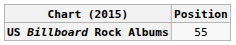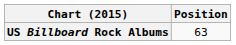(201, 32) 55 -> (201, 32) 63
